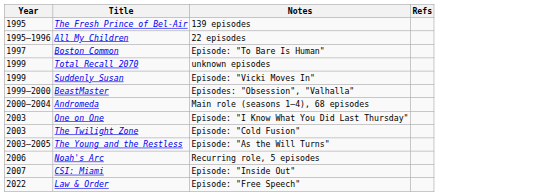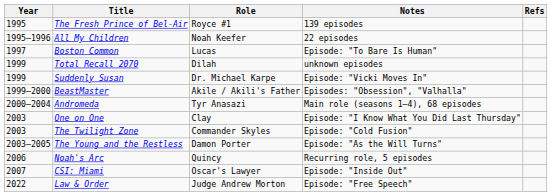+ column: (246, 11)
